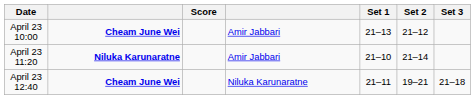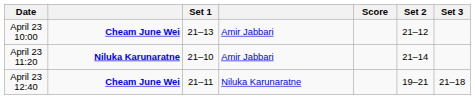columns swapped: (204, 12) <-> (378, 12)
